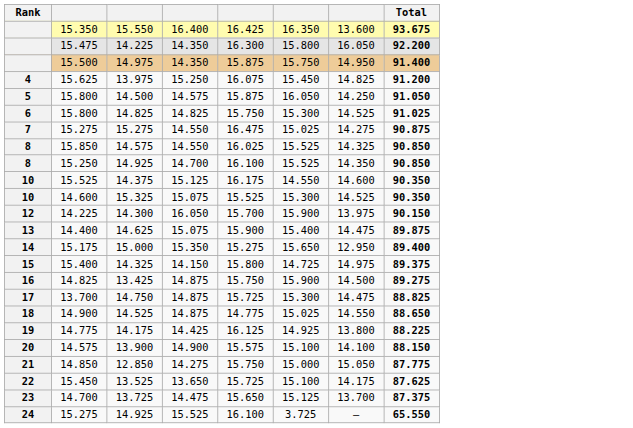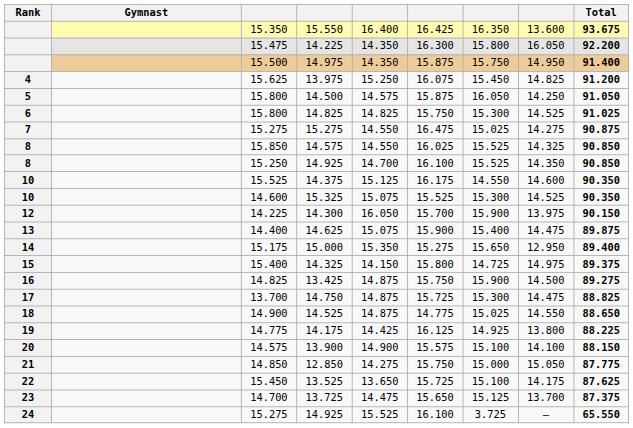+ column: (146, 13)
